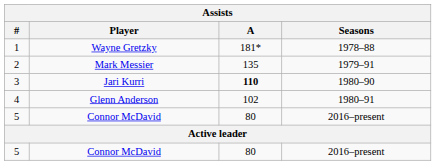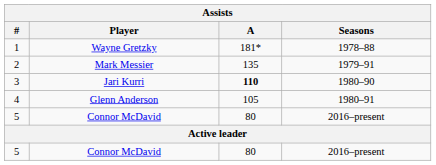(251, 99) 102 -> (251, 99) 105
